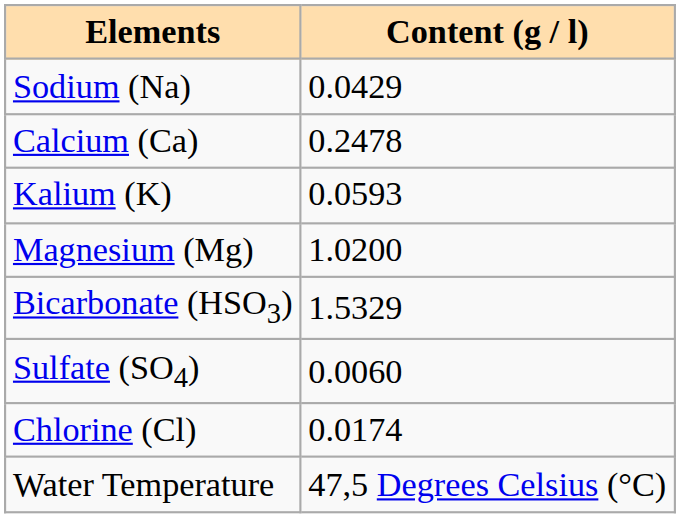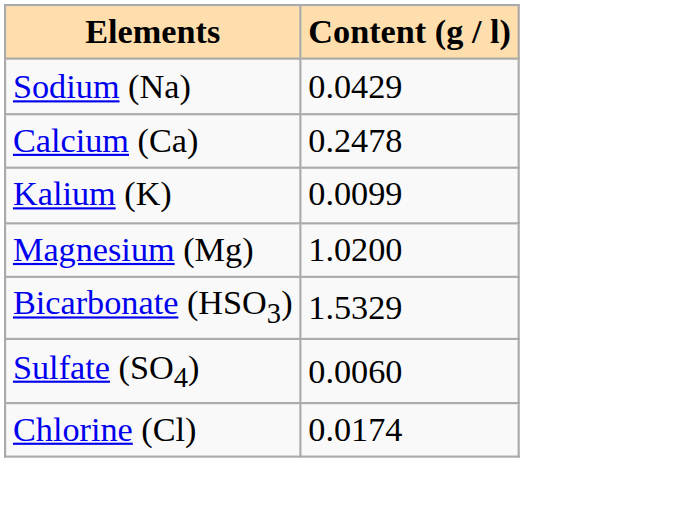(355, 194) 0.0593 -> (355, 194) 0.0099
- row: (144, 483)
